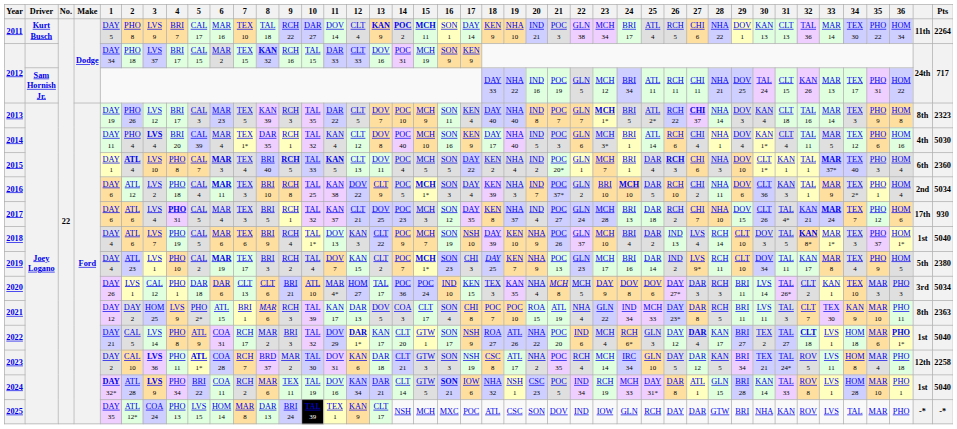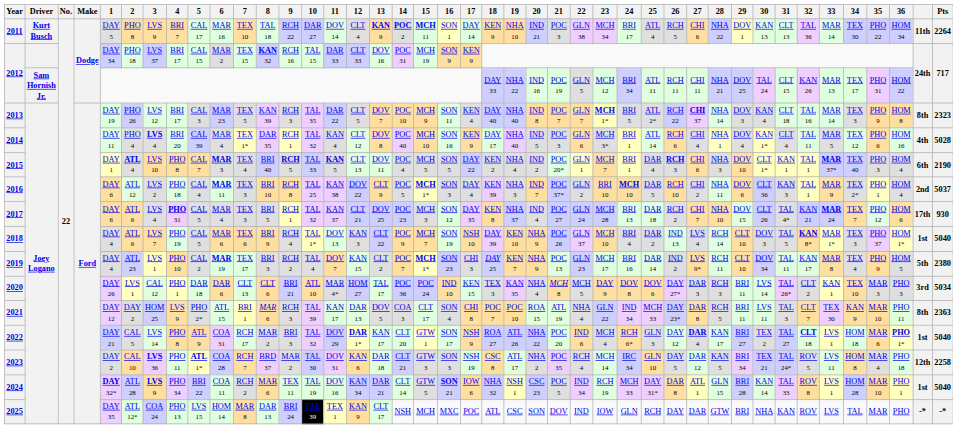(943, 140) 5030 -> (943, 140) 5028
(943, 164) 2360 -> (943, 164) 2190
(943, 189) 5034 -> (943, 189) 5037
